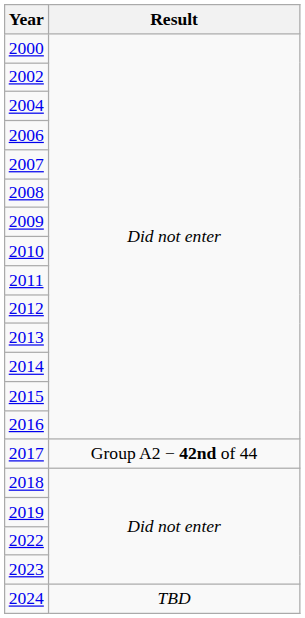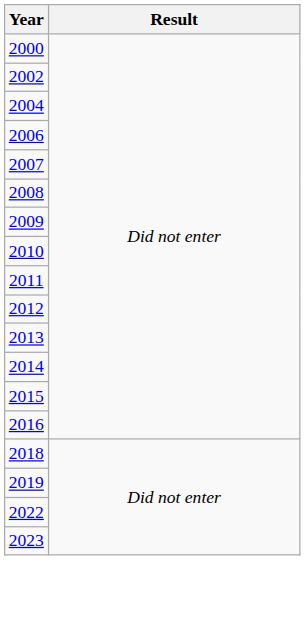- row: (26, 454)
- row: (26, 598)
